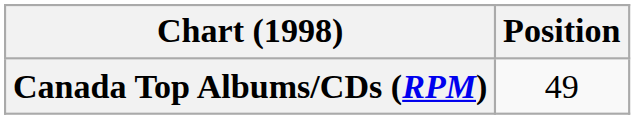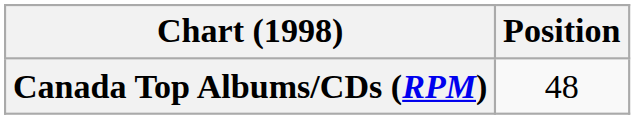(562, 85) 49 -> (562, 85) 48
